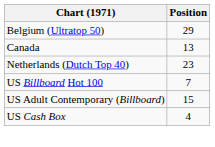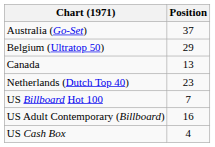+ row: (47, 30)
(188, 99) 15 -> (188, 116) 16
